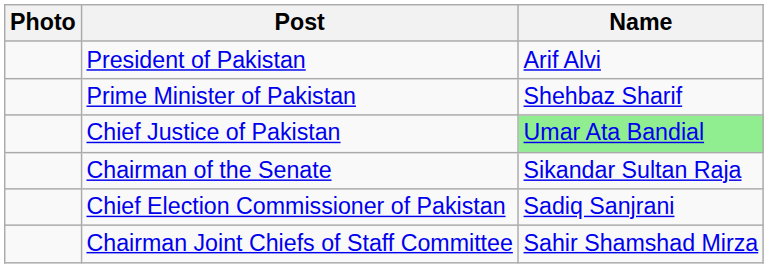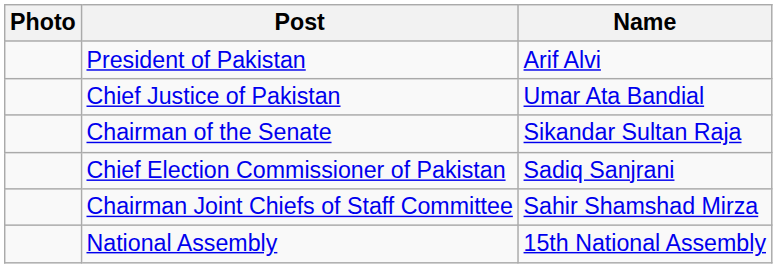- row: (221, 96)
(614, 133) lightgreen background -> (614, 96) no background
+ row: (182, 243)
